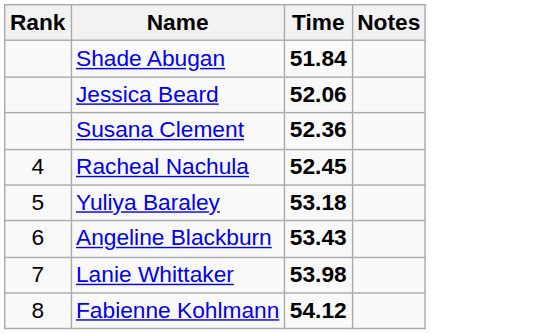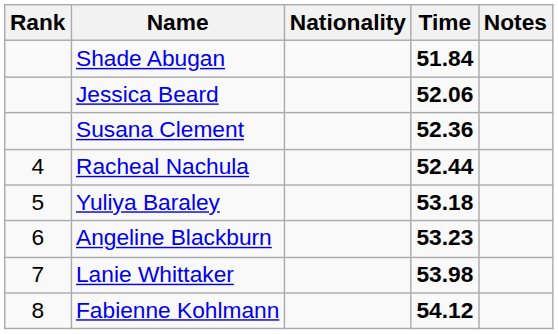+ column: (348, 22)
(318, 166) 52.45 -> (445, 166) 52.44
(318, 238) 53.43 -> (445, 238) 53.23
